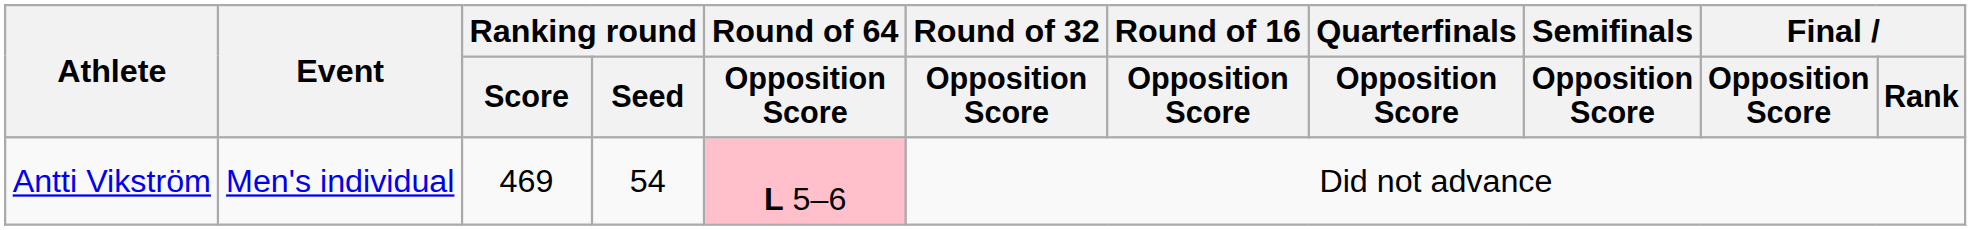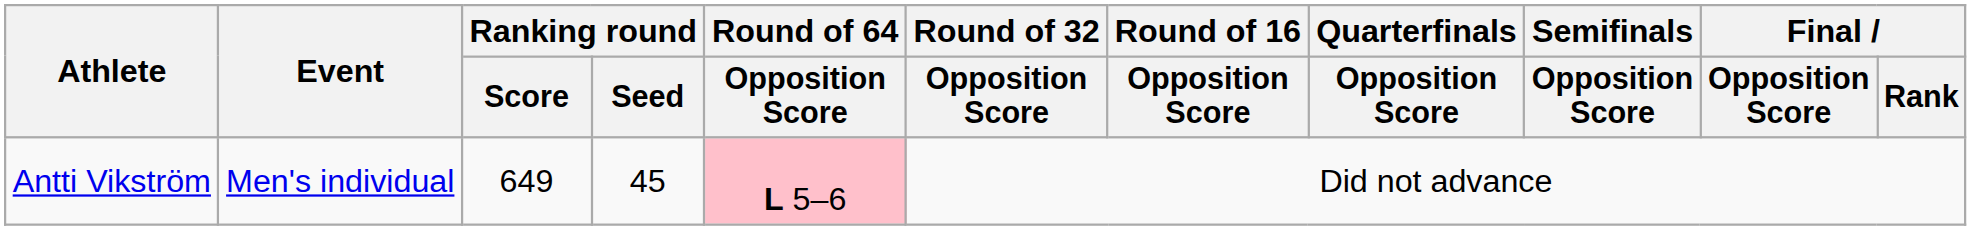(526, 182) 469 -> (526, 182) 649
(648, 182) 54 -> (648, 182) 45
